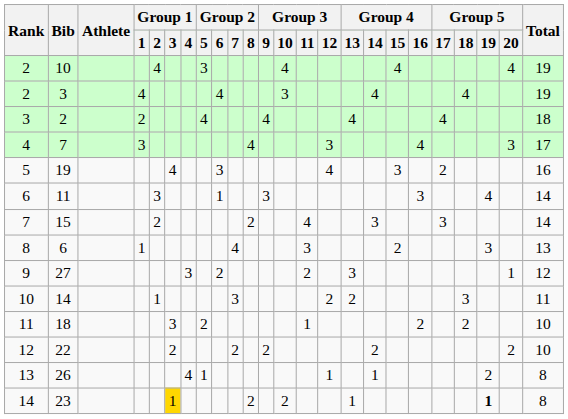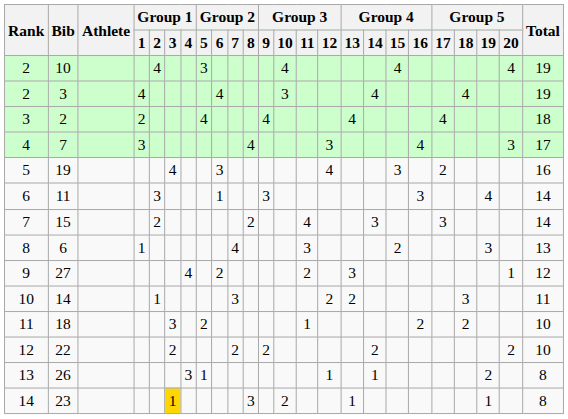(188, 273) 3 -> (188, 273) 4
(188, 375) 4 -> (188, 375) 3
(251, 400) 2 -> (251, 400) 3
(488, 400) bold -> (488, 400) normal
